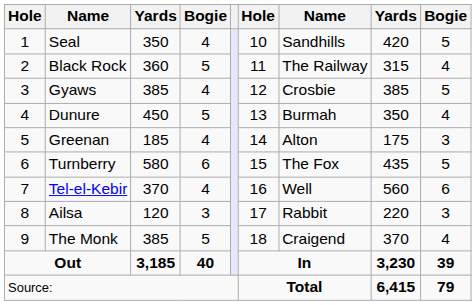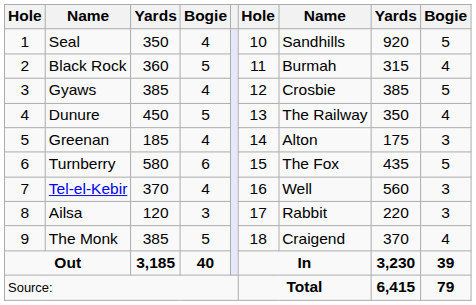(396, 41) 420 -> (396, 41) 920
(325, 66) The Railway -> (309, 66) Burmah
(309, 115) Burmah -> (325, 115) The Railway
(446, 189) 6 -> (446, 189) 3
